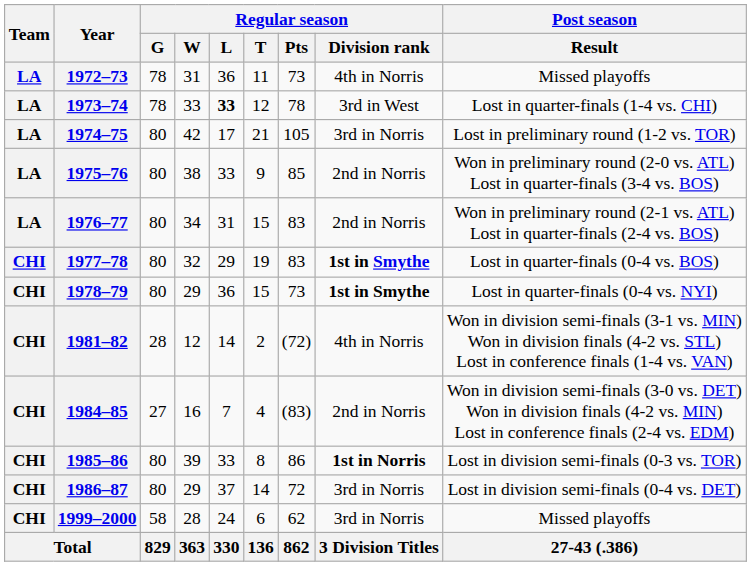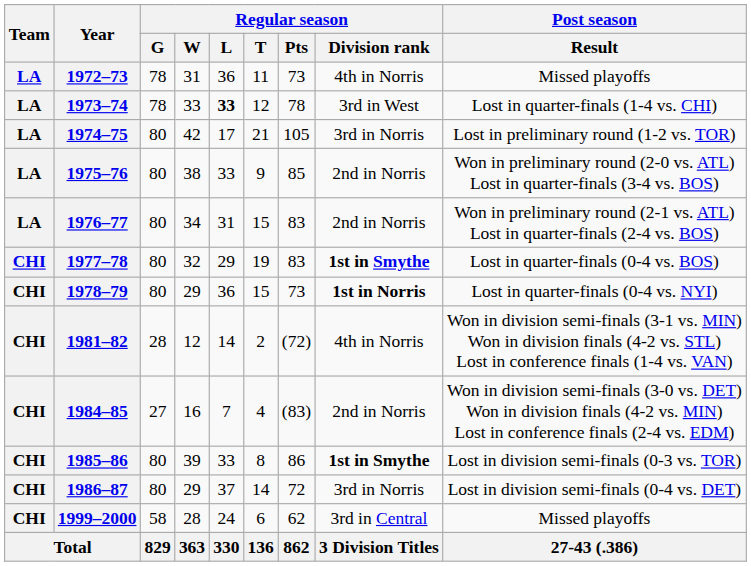(379, 291) 1st in Smythe -> (379, 291) 1st in Norris
(379, 460) 1st in Norris -> (379, 460) 1st in Smythe
(379, 517) 3rd in Norris -> (379, 517) 3rd in Central
